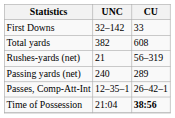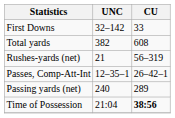rows swapped: (44, 74) <-> (49, 89)
